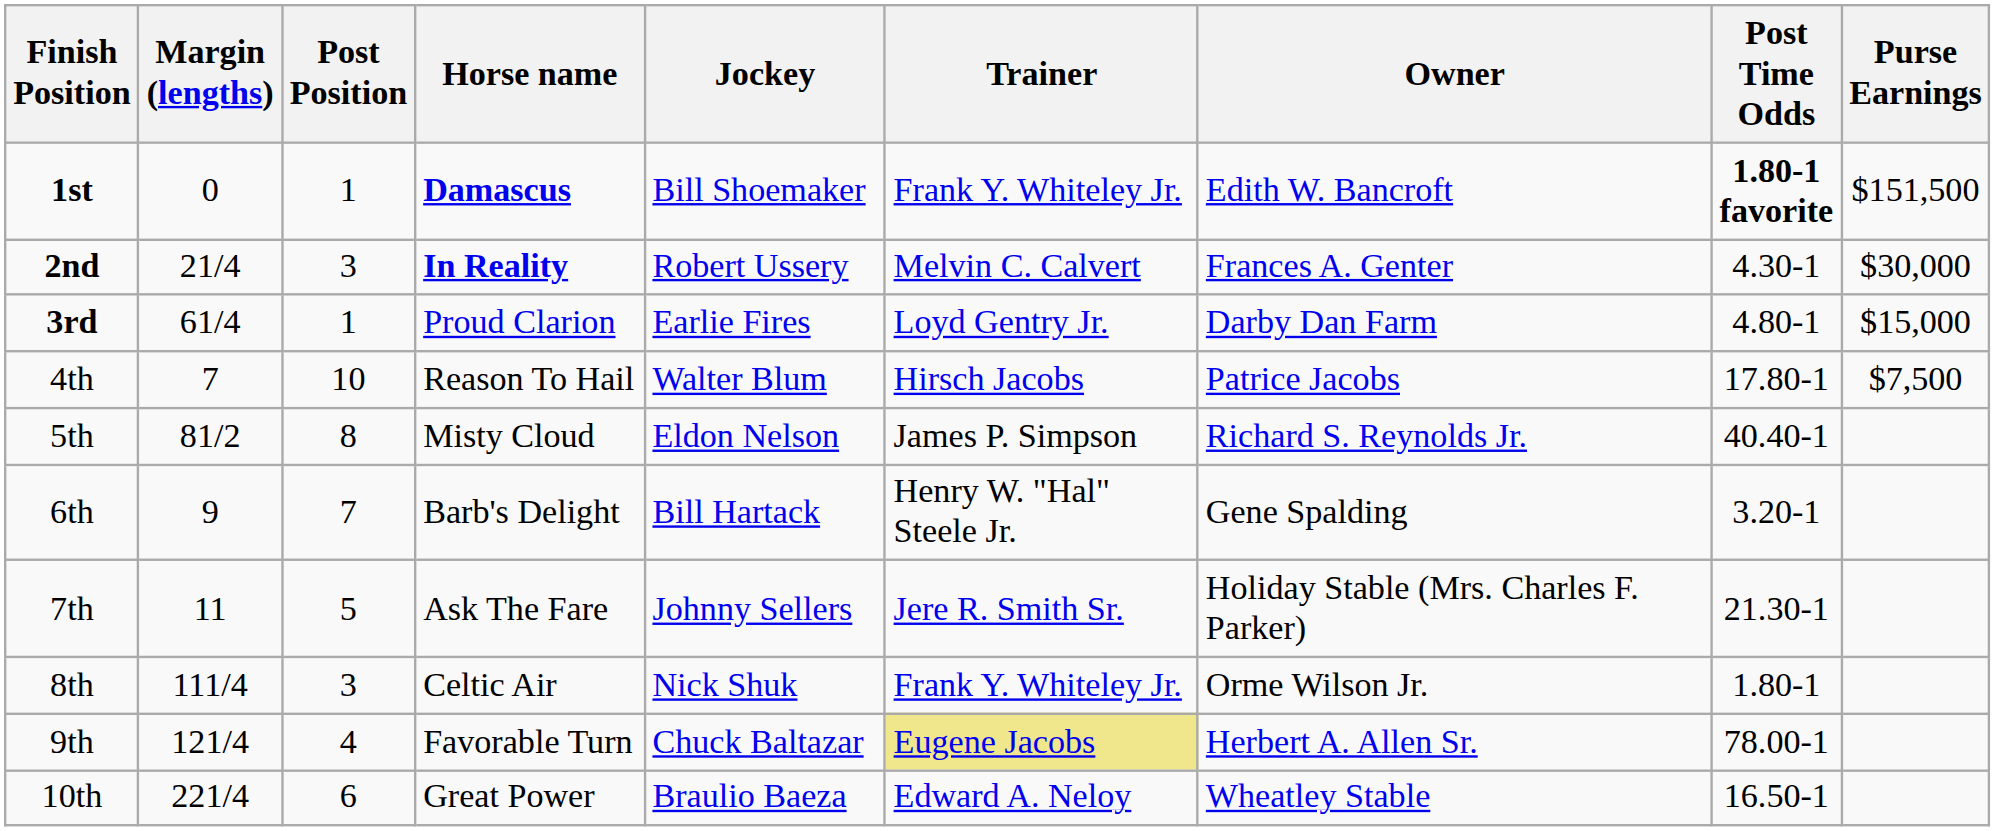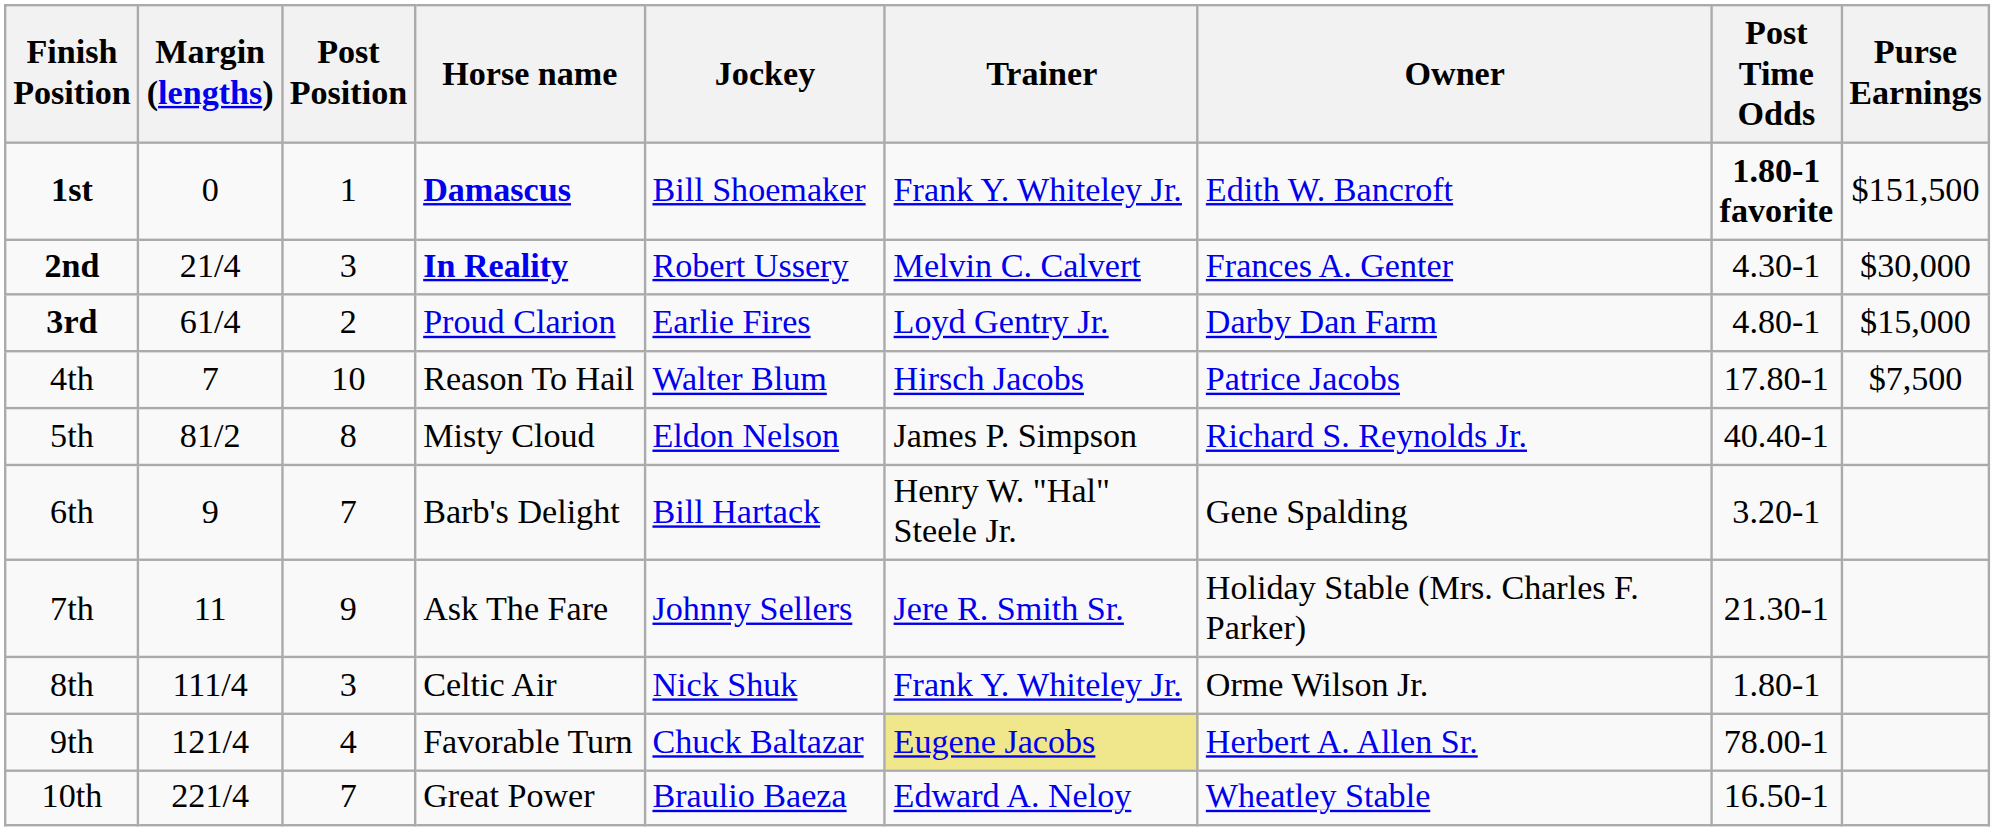(348, 322) 1 -> (348, 322) 2
(348, 608) 5 -> (348, 608) 9
(348, 797) 6 -> (348, 797) 7
